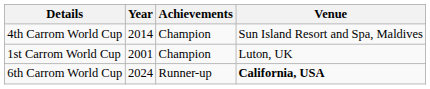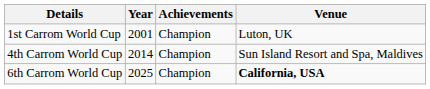rows swapped: (64, 53) <-> (65, 34)
(140, 73) 2024 -> (140, 73) 2025
(185, 73) Runner-up -> (185, 73) Champion
